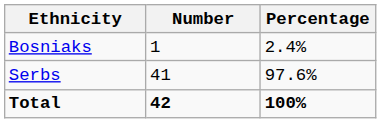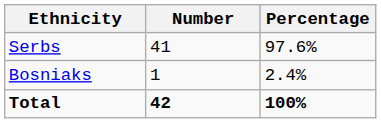rows swapped: (35, 75) <-> (50, 47)
